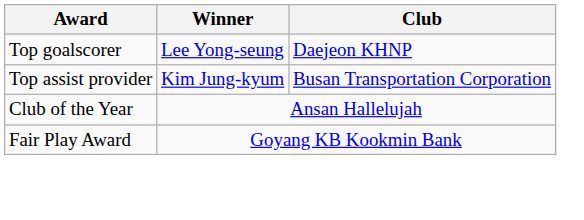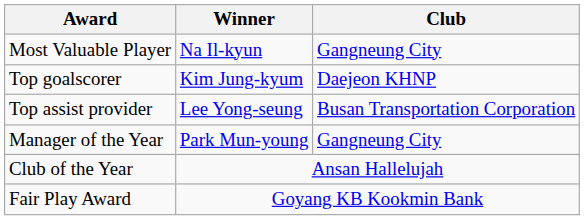+ row: (90, 49)
(222, 49) Lee Yong-seung -> (241, 79) Kim Jung-kyum
(223, 79) Kim Jung-kyum -> (241, 109) Lee Yong-seung
+ row: (86, 139)
